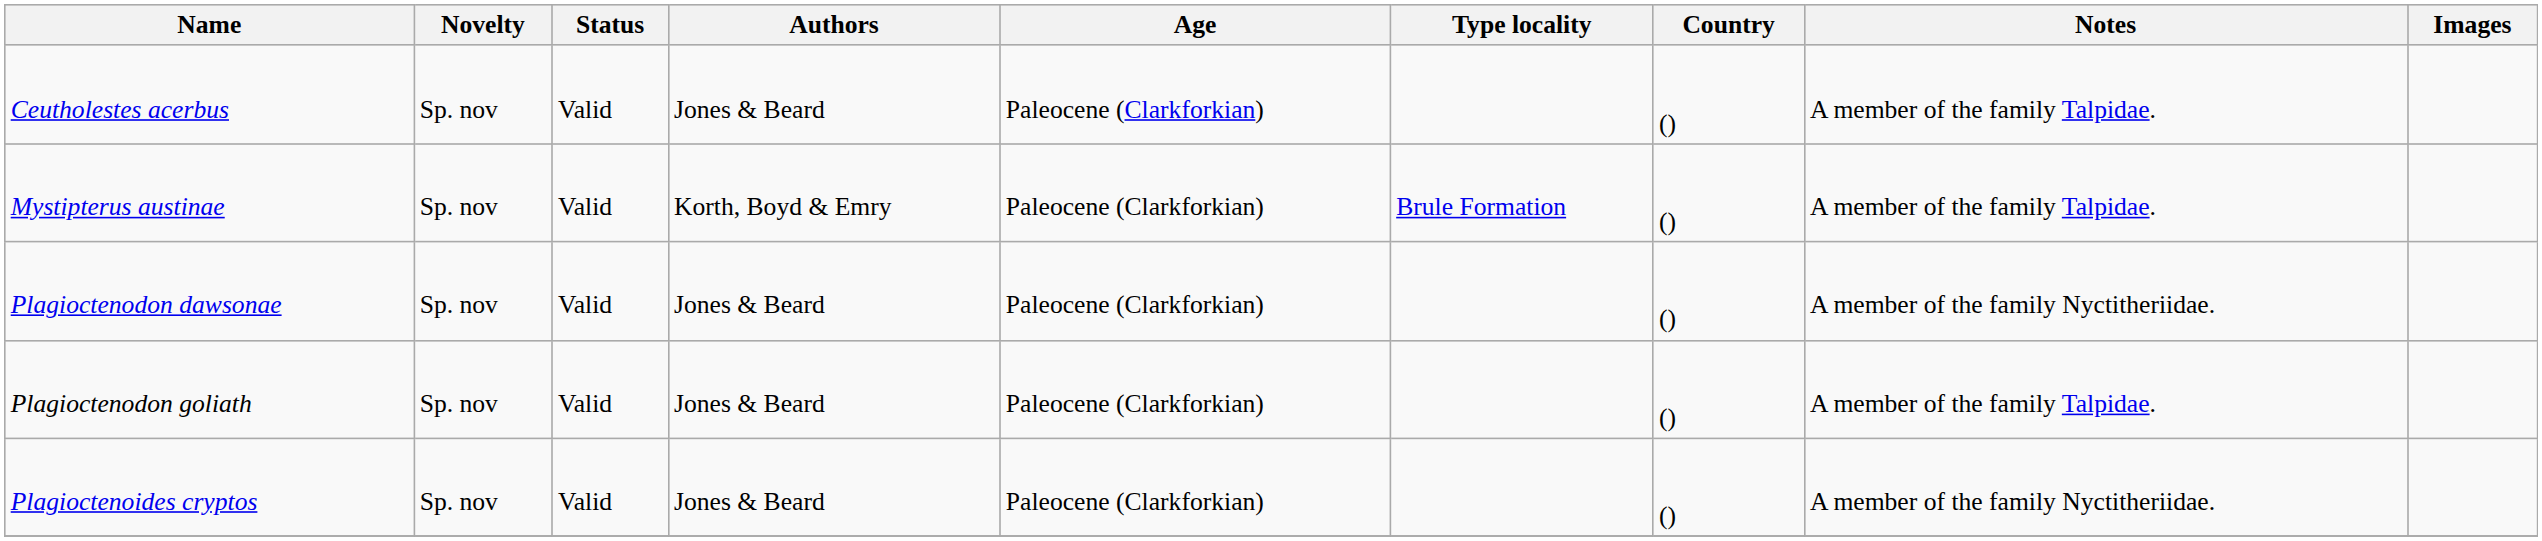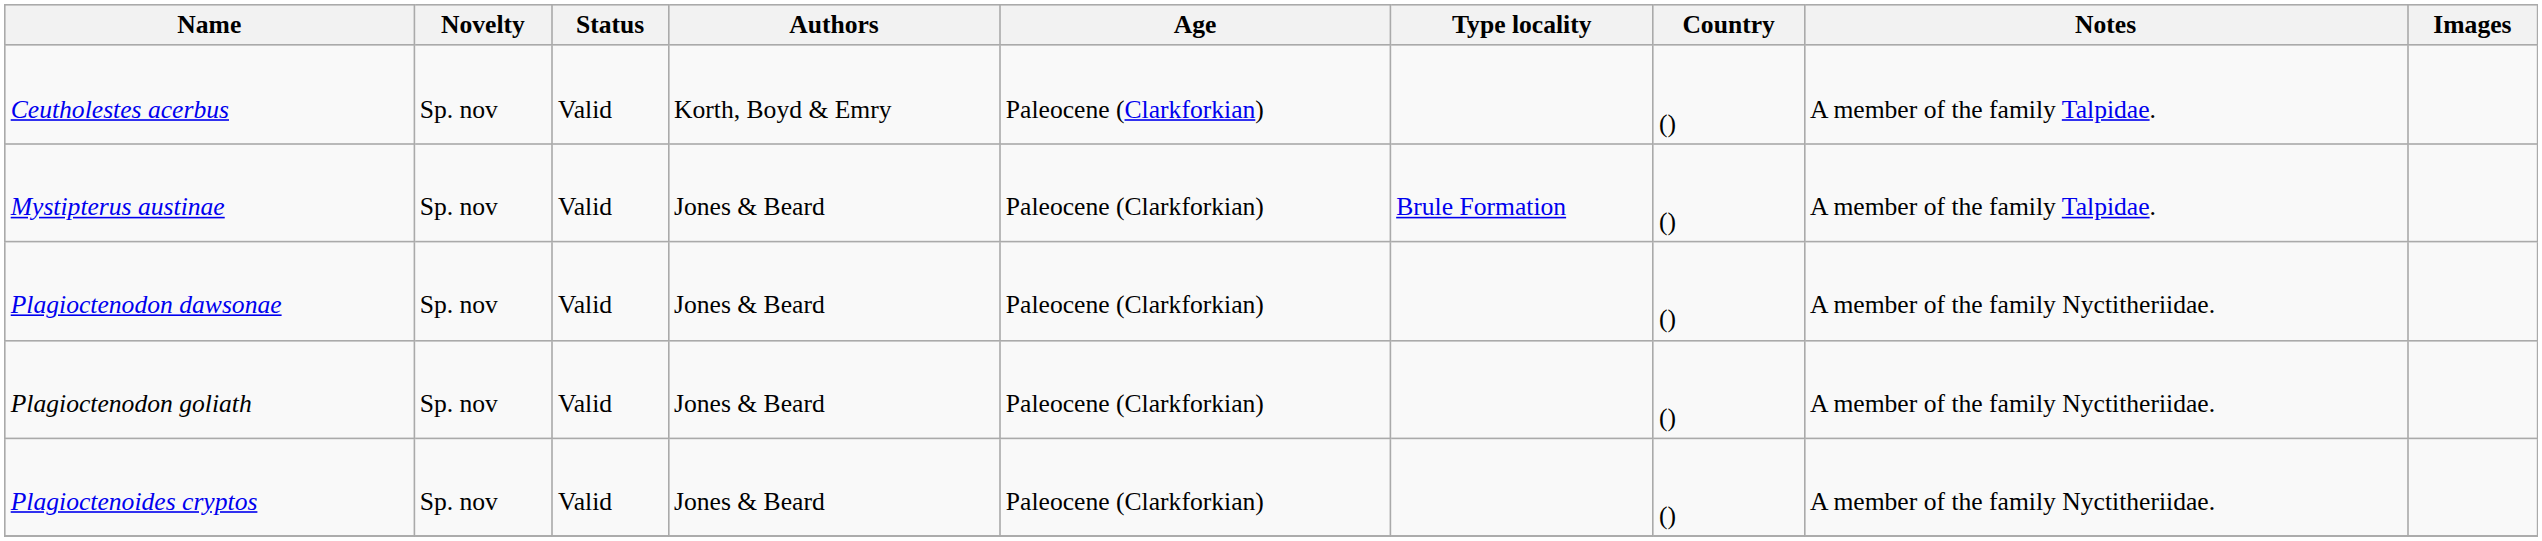(749, 108) Jones & Beard -> (783, 108) Korth, Boyd & Emry
(783, 206) Korth, Boyd & Emry -> (749, 206) Jones & Beard
(1983, 403) A member of the family Talpidae. -> (2013, 403) A member of the family Nyctitheriidae.
